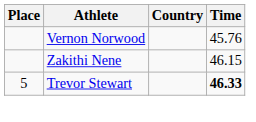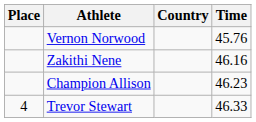(226, 60) 46.15 -> (231, 60) 46.16
+ row: (99, 83)
(24, 83) 5 -> (24, 106) 4
(226, 83) bold -> (231, 106) normal
